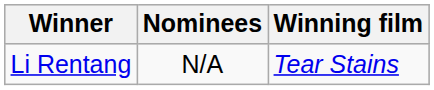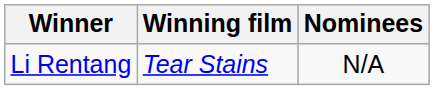columns swapped: (348, 24) <-> (202, 24)
